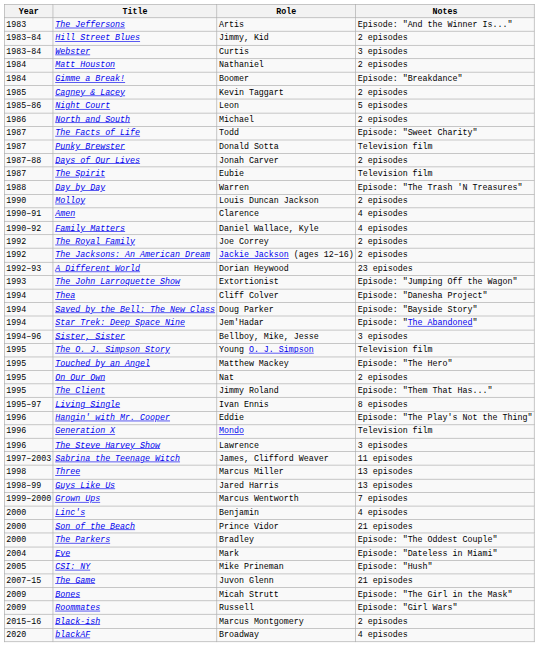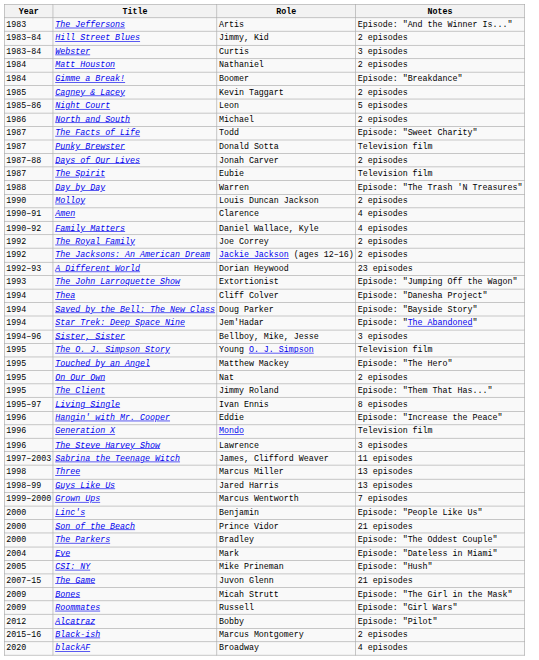(445, 418) Episode: "The Play's Not the Thing" -> (430, 418) Episode: "Increase the Peace"
(383, 513) 4 episodes -> (420, 513) Episode: "People Like Us"
+ row: (75, 621)
